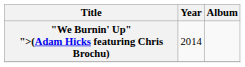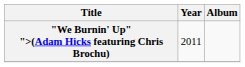(191, 41) 2014 -> (191, 41) 2011
